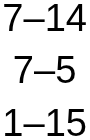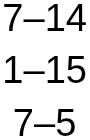rows swapped: (45, 70) <-> (45, 123)
